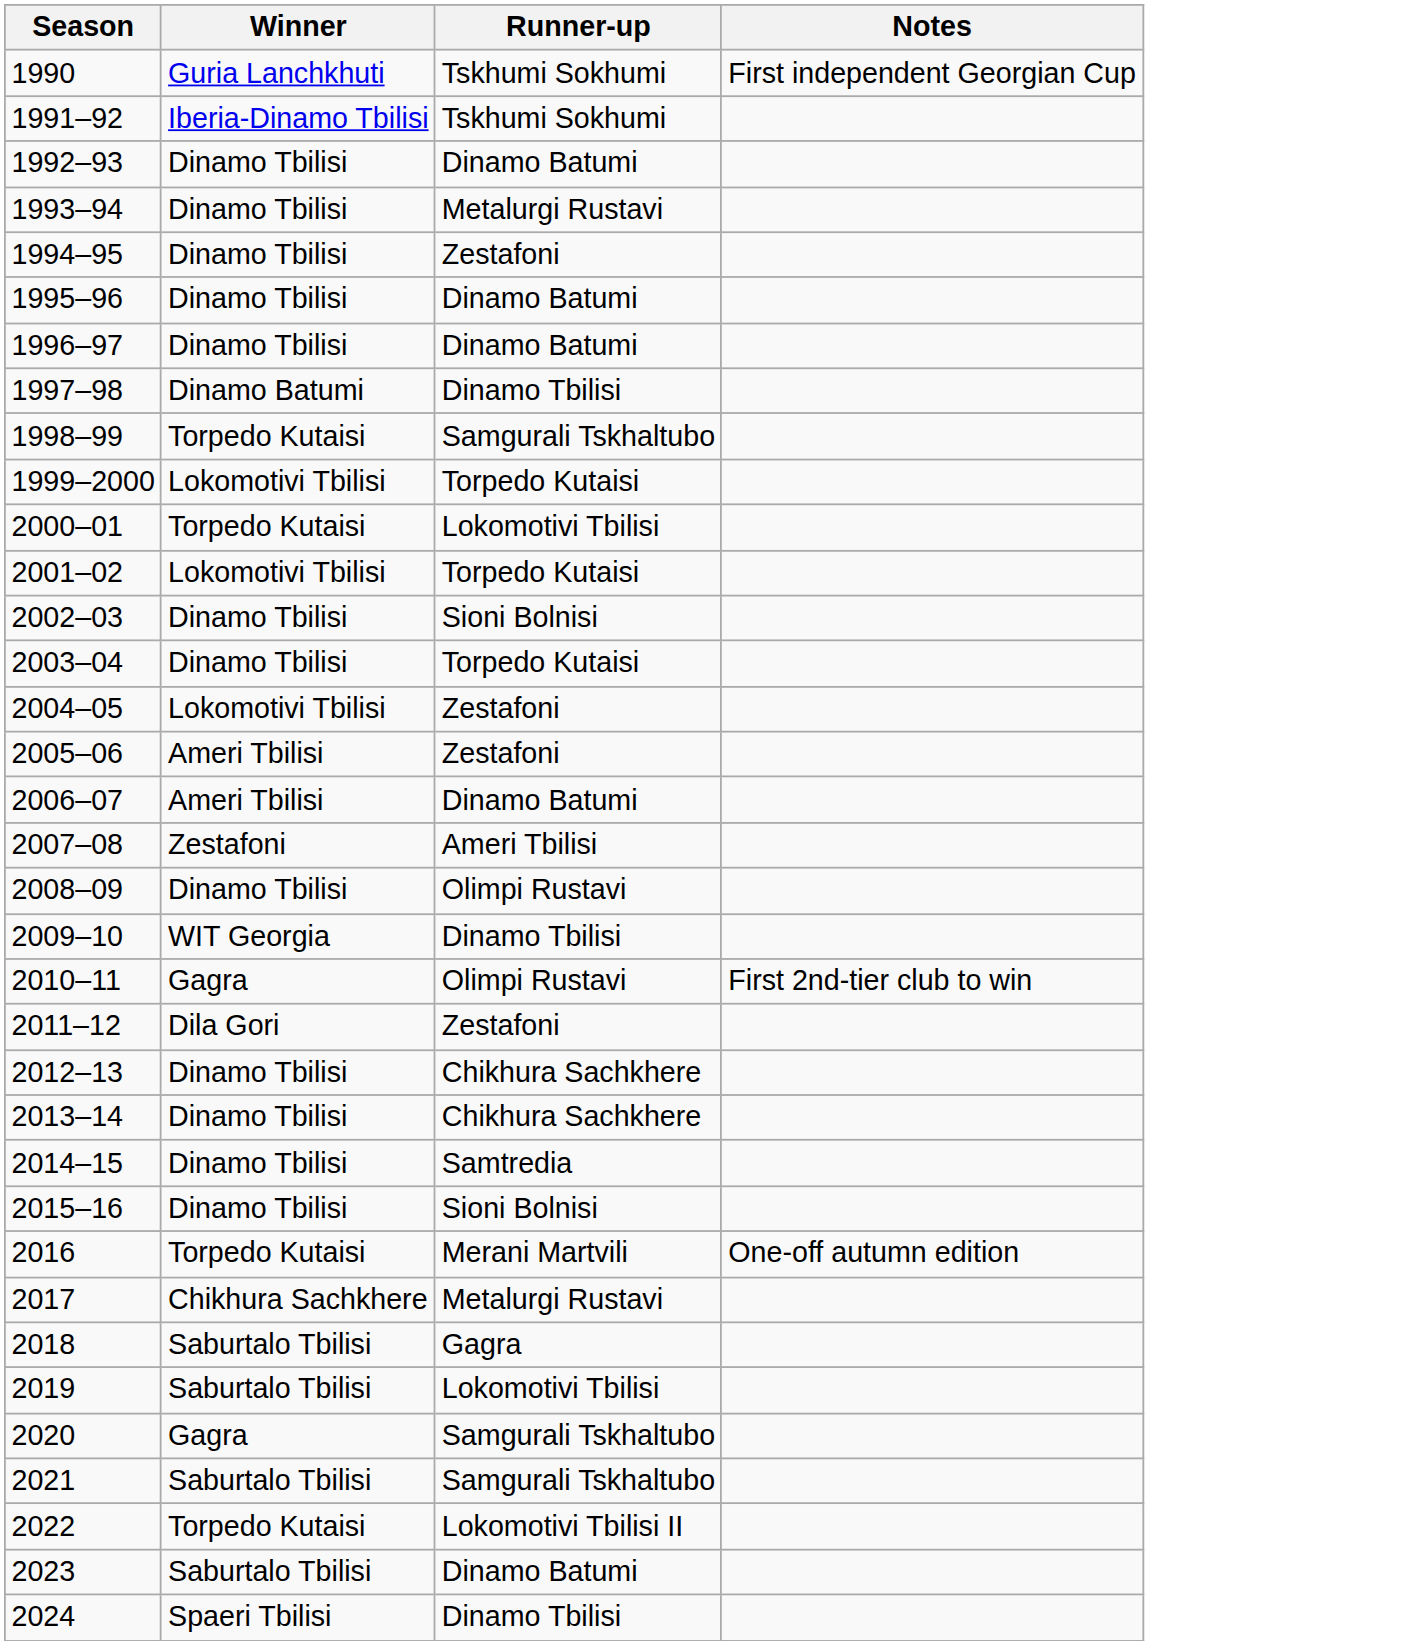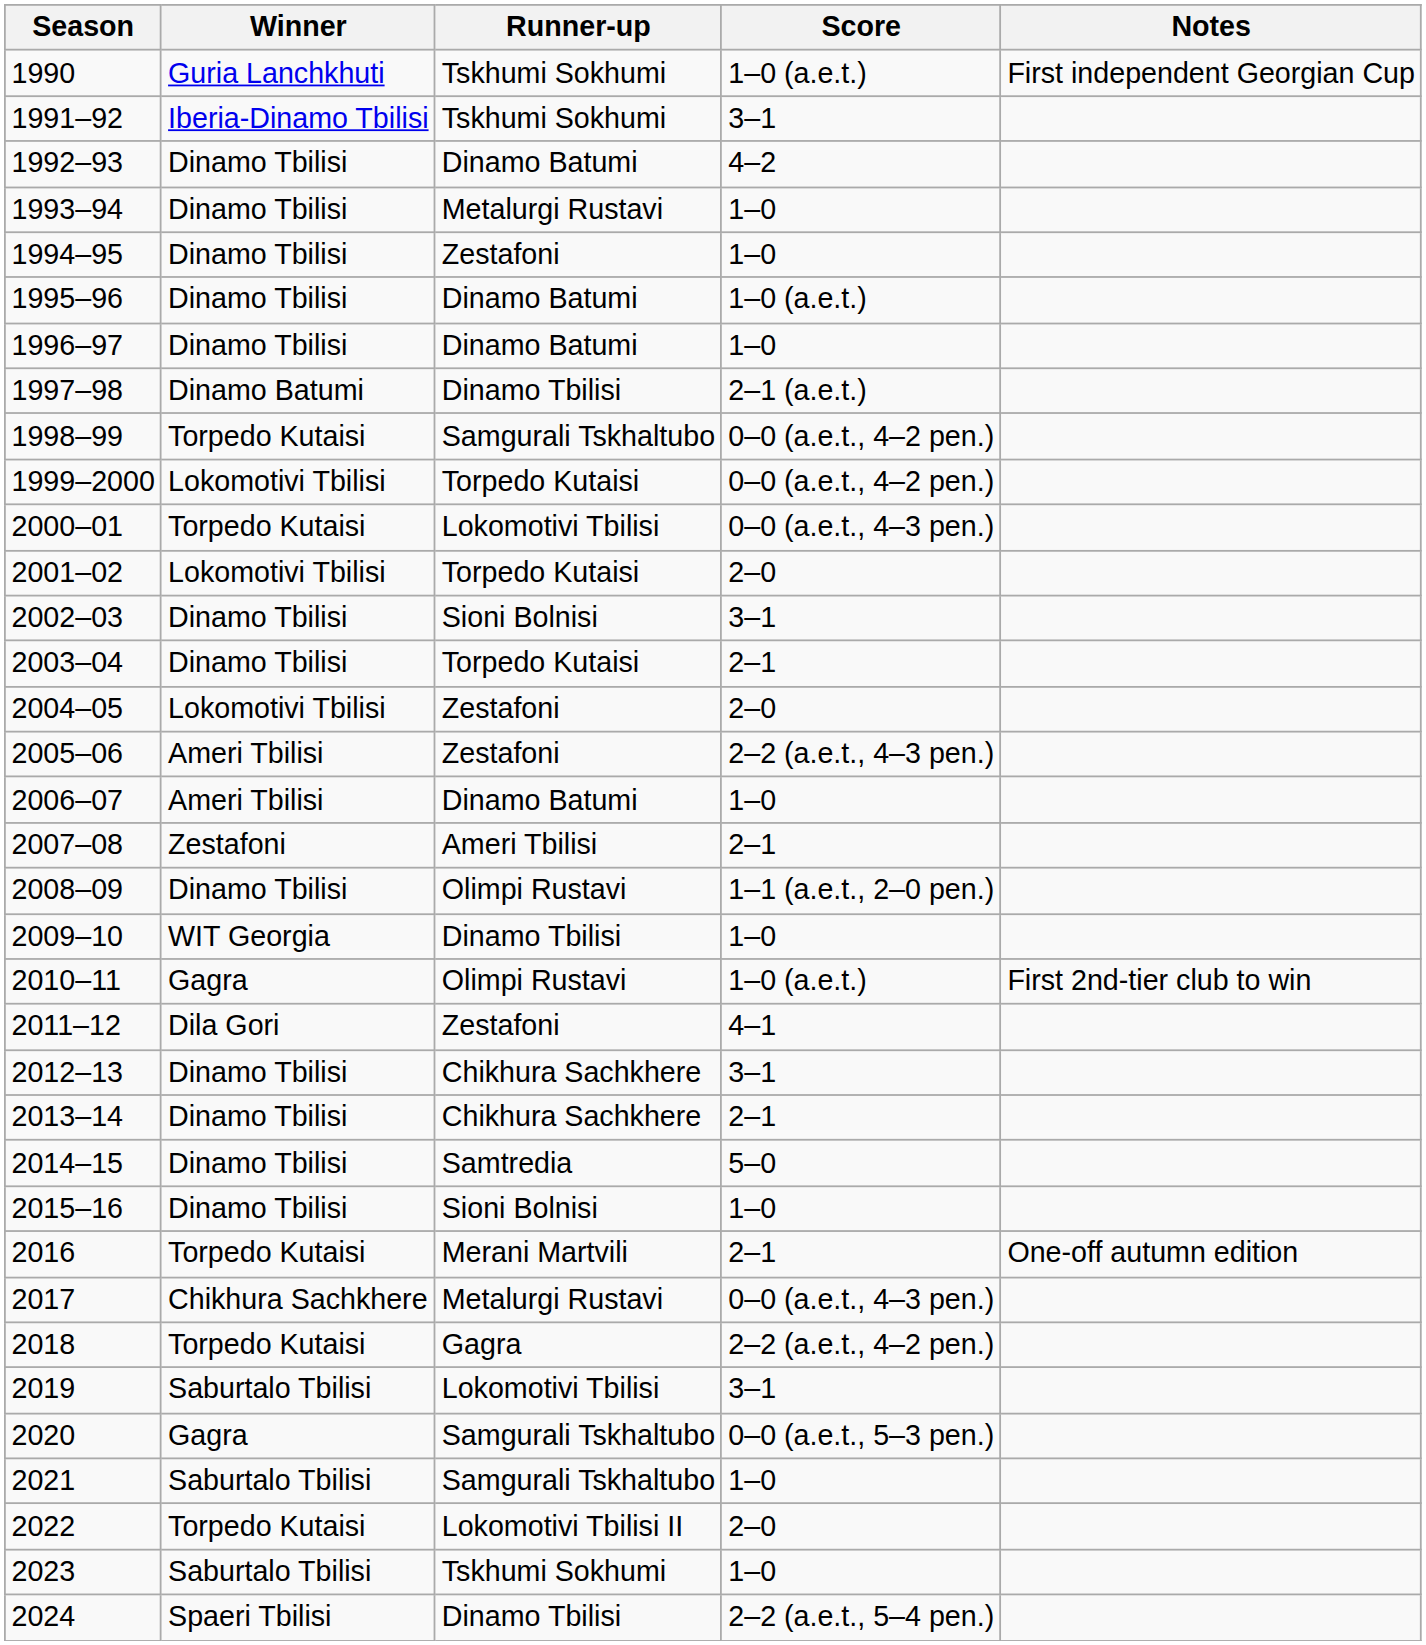+ column: (861, 27)
(270, 1344) Saburtalo Tbilisi -> (267, 1344) Torpedo Kutaisi
(540, 1571) Dinamo Batumi -> (554, 1571) Tskhumi Sokhumi
